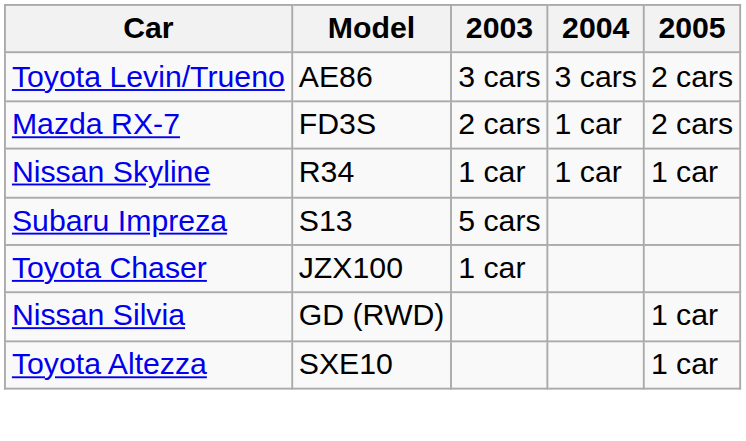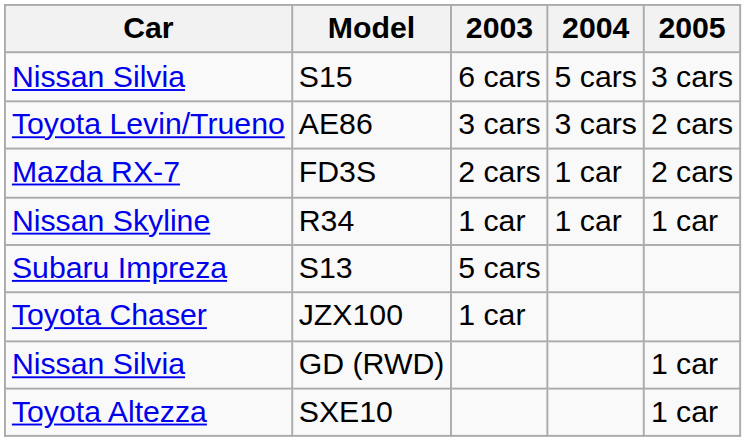+ row: (326, 76)
